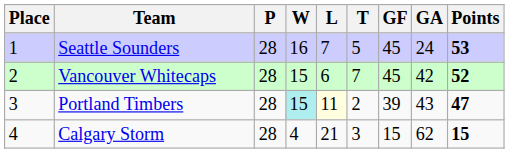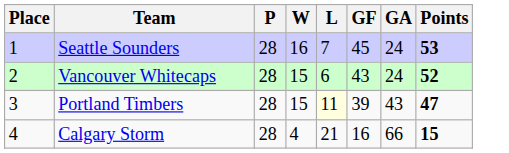- column: (363, 18)
(391, 76) 45 -> (360, 76) 43
(425, 76) 42 -> (394, 76) 24
(299, 104) paleturquoise background -> (299, 104) no background
(391, 133) 15 -> (360, 133) 16
(425, 133) 62 -> (394, 133) 66
